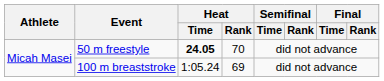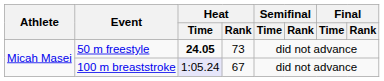(238, 49) 70 -> (238, 49) 73
(200, 67) no background -> (200, 67) lavender background
(238, 67) 69 -> (238, 67) 67
